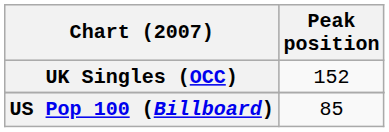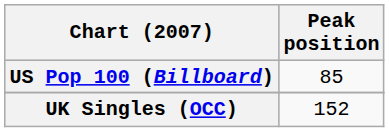rows swapped: (142, 77) <-> (142, 109)
